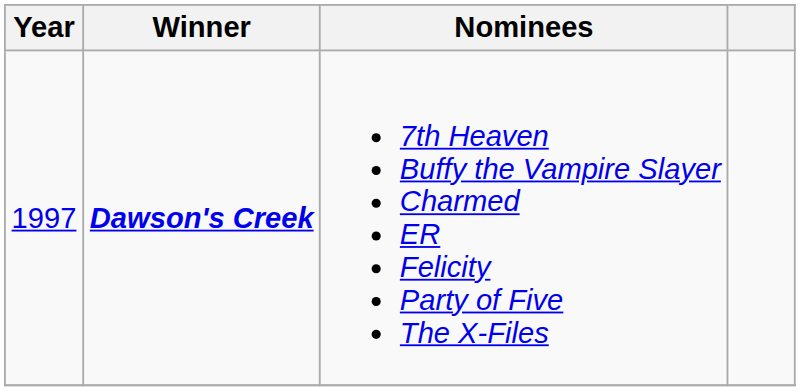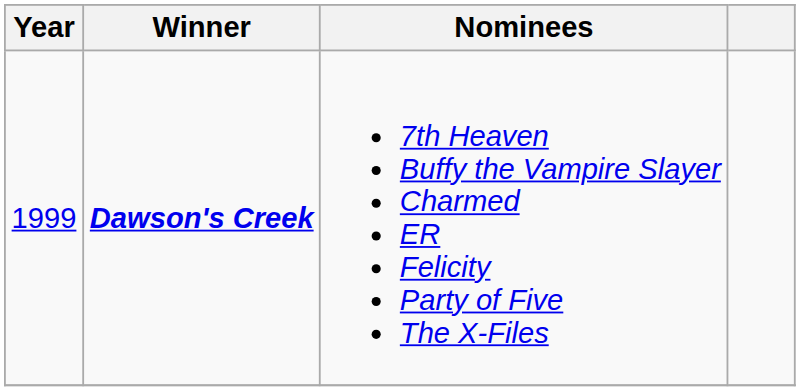(44, 217) 1997 -> (44, 217) 1999
